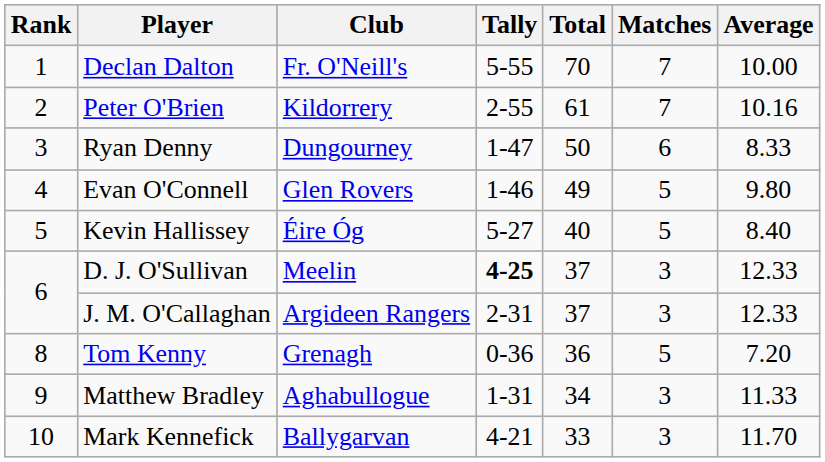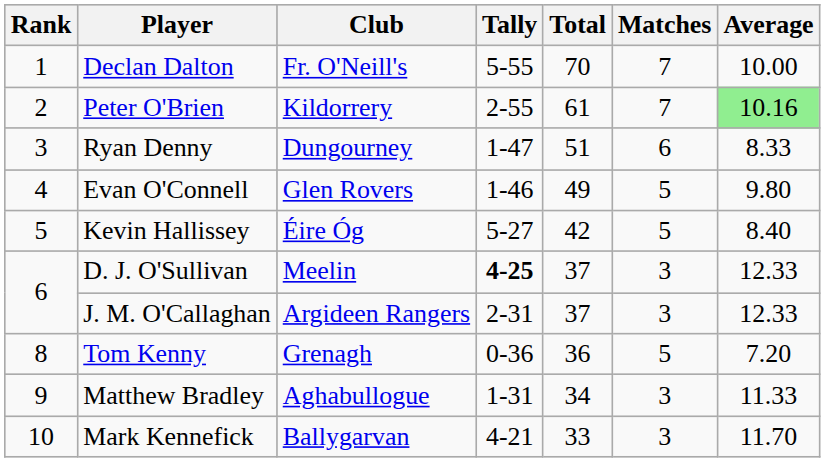(768, 107) no background -> (768, 107) lightgreen background
(578, 148) 50 -> (578, 148) 51
(578, 230) 40 -> (578, 230) 42
